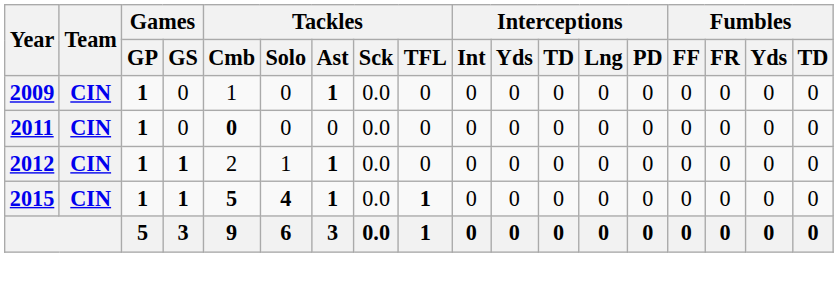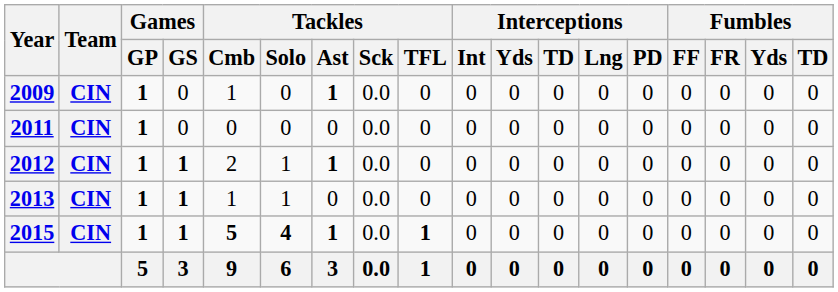(232, 127) bold -> (232, 127) normal
+ row: (32, 198)
